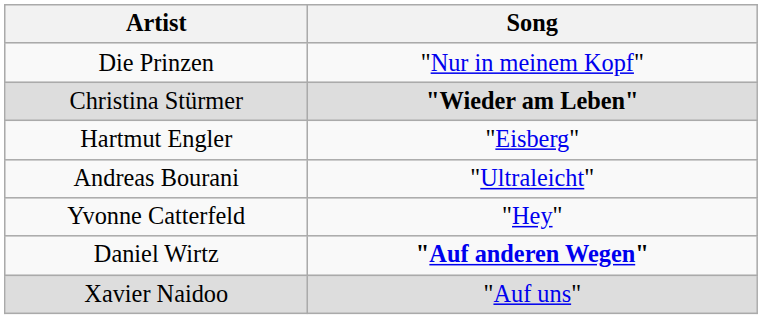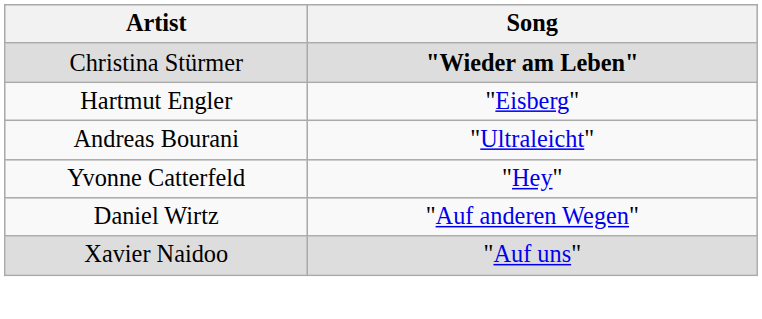- row: (156, 62)
(532, 255) bold -> (532, 216) normal
